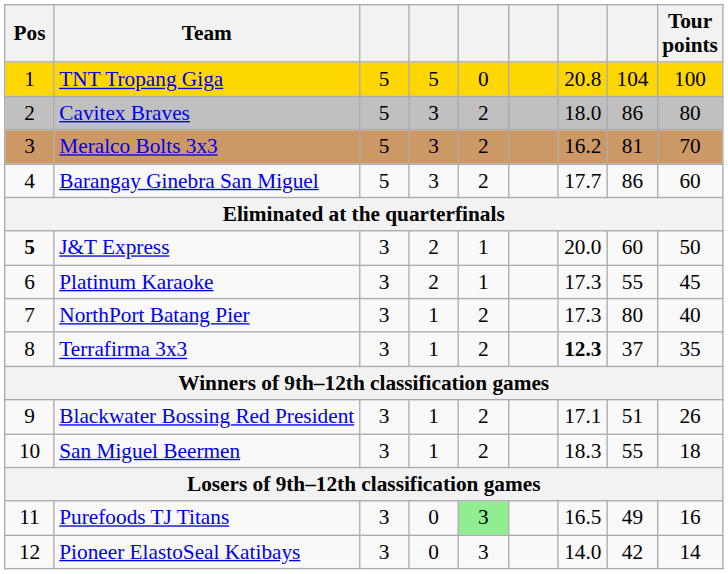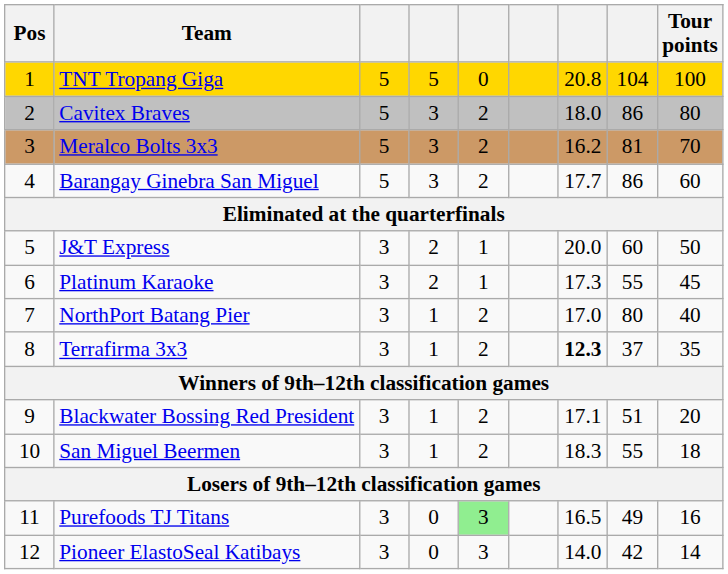(30, 247) bold -> (30, 247) normal
(583, 315) 17.3 -> (583, 315) 17.0
(690, 416) 26 -> (690, 416) 20
